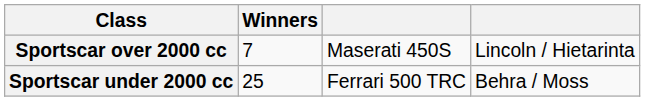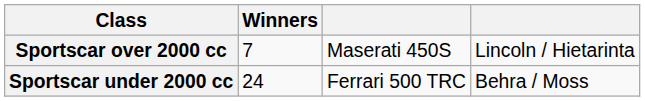(253, 81) 25 -> (253, 81) 24
